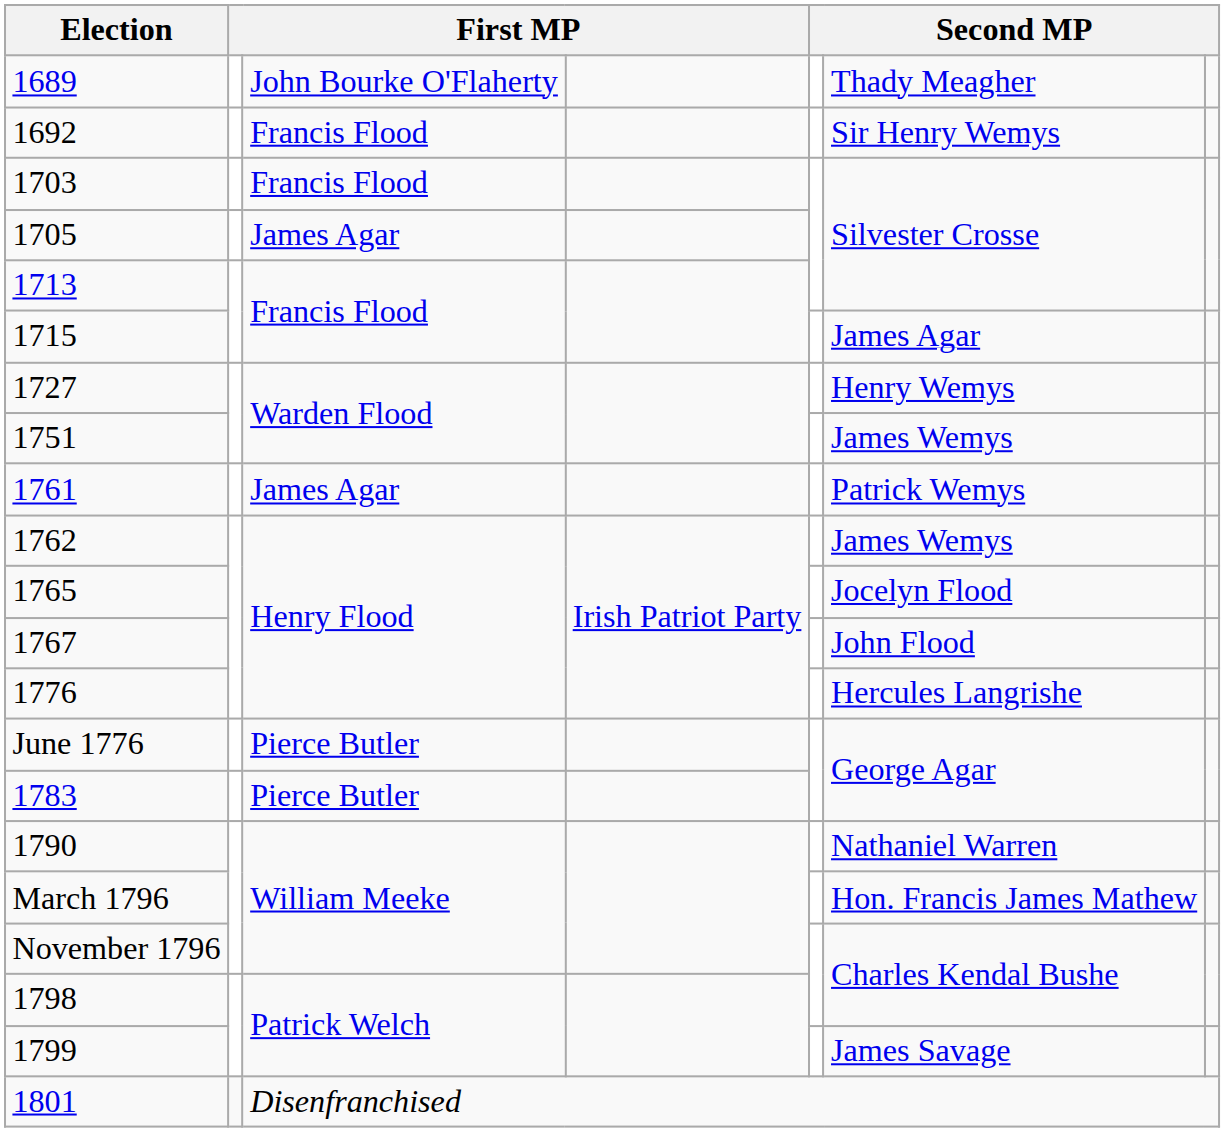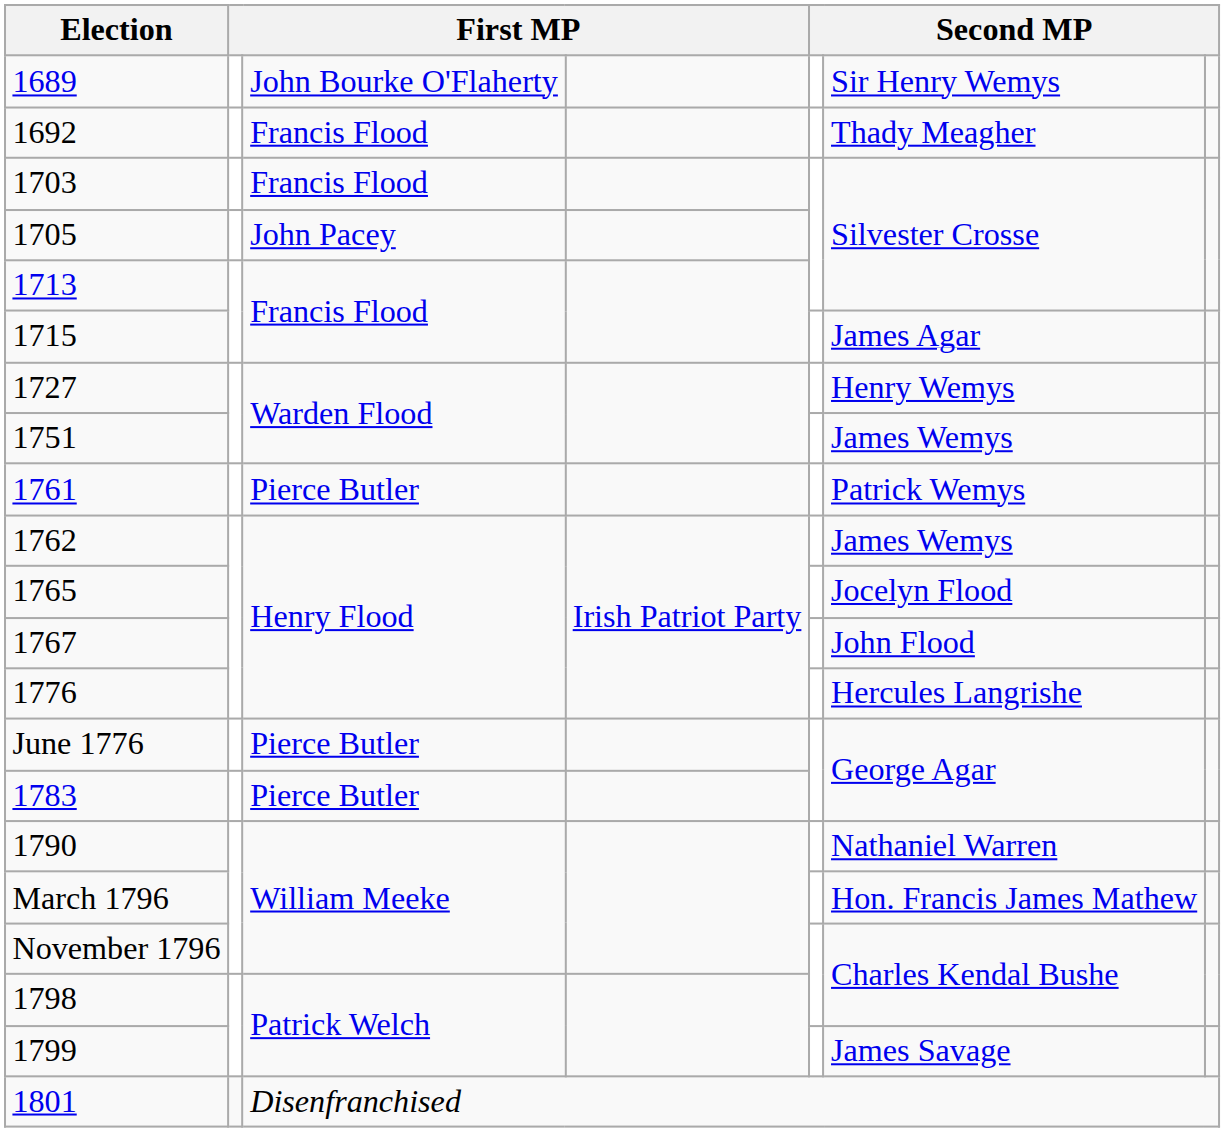(933, 81) Thady Meagher -> (946, 81) Sir Henry Wemys
(946, 132) Sir Henry Wemys -> (933, 132) Thady Meagher
(325, 234) James Agar -> (323, 234) John Pacey
(325, 489) James Agar -> (335, 489) Pierce Butler
